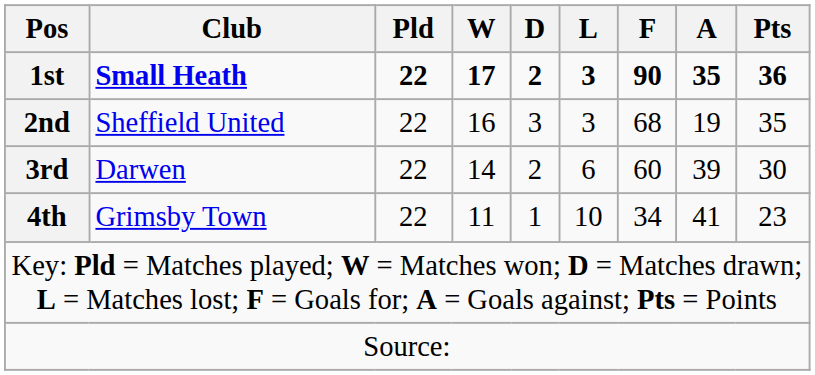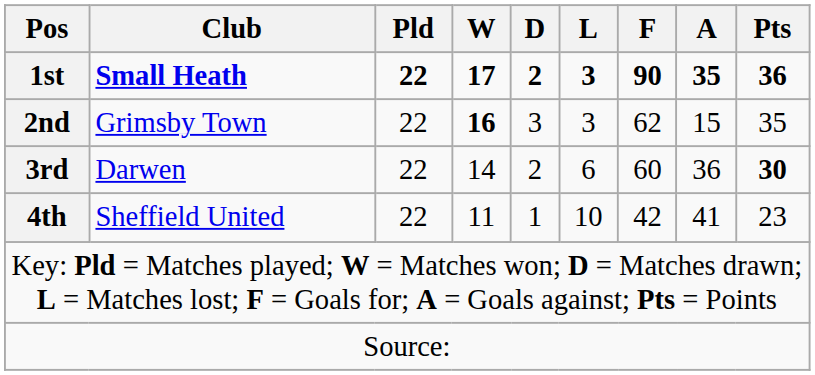(190, 122) Sheffield United -> (181, 122) Grimsby Town
(481, 122) normal -> (481, 122) bold
(647, 122) 68 -> (647, 122) 62
(707, 122) 19 -> (707, 122) 15
(707, 169) 39 -> (707, 169) 36
(772, 169) normal -> (772, 169) bold
(181, 217) Grimsby Town -> (190, 217) Sheffield United
(647, 217) 34 -> (647, 217) 42
